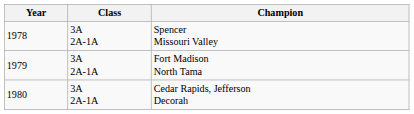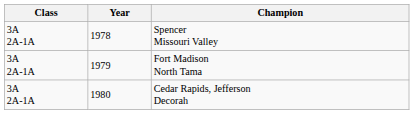columns swapped: (36, 13) <-> (110, 13)
